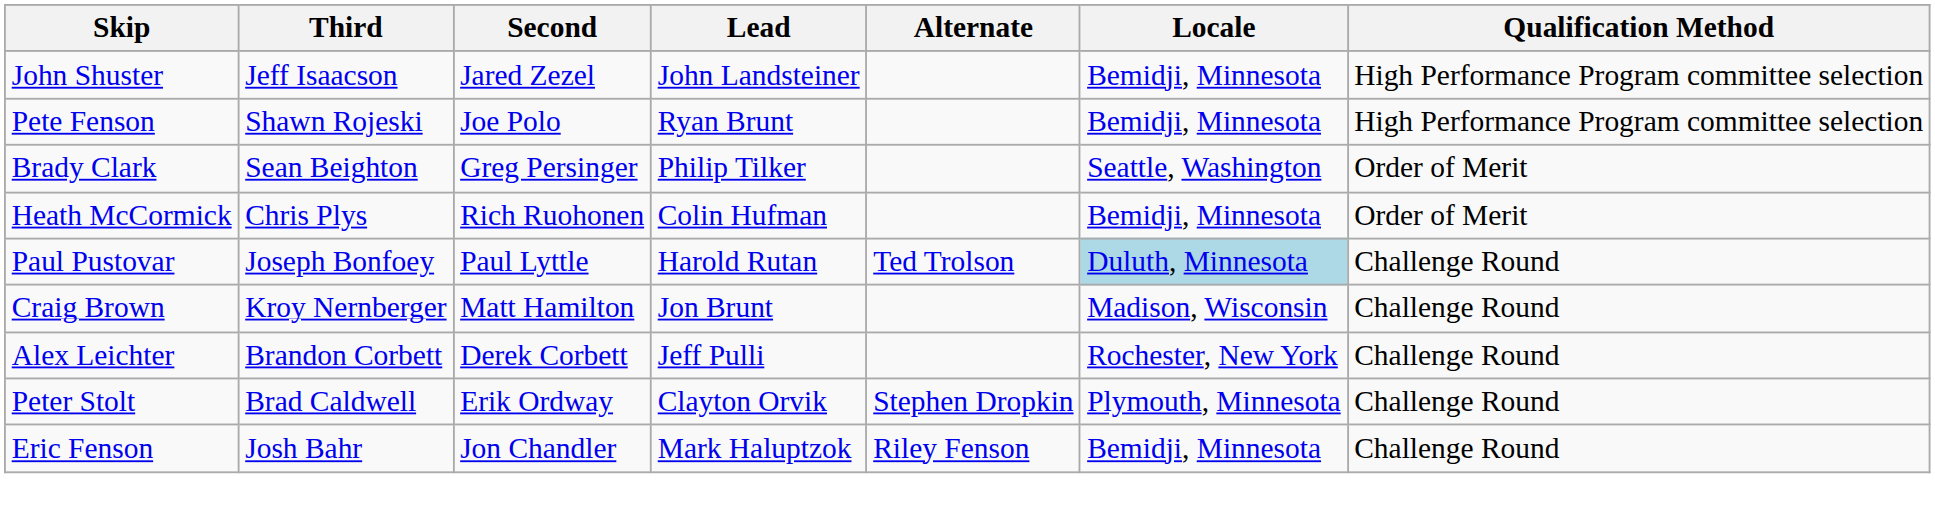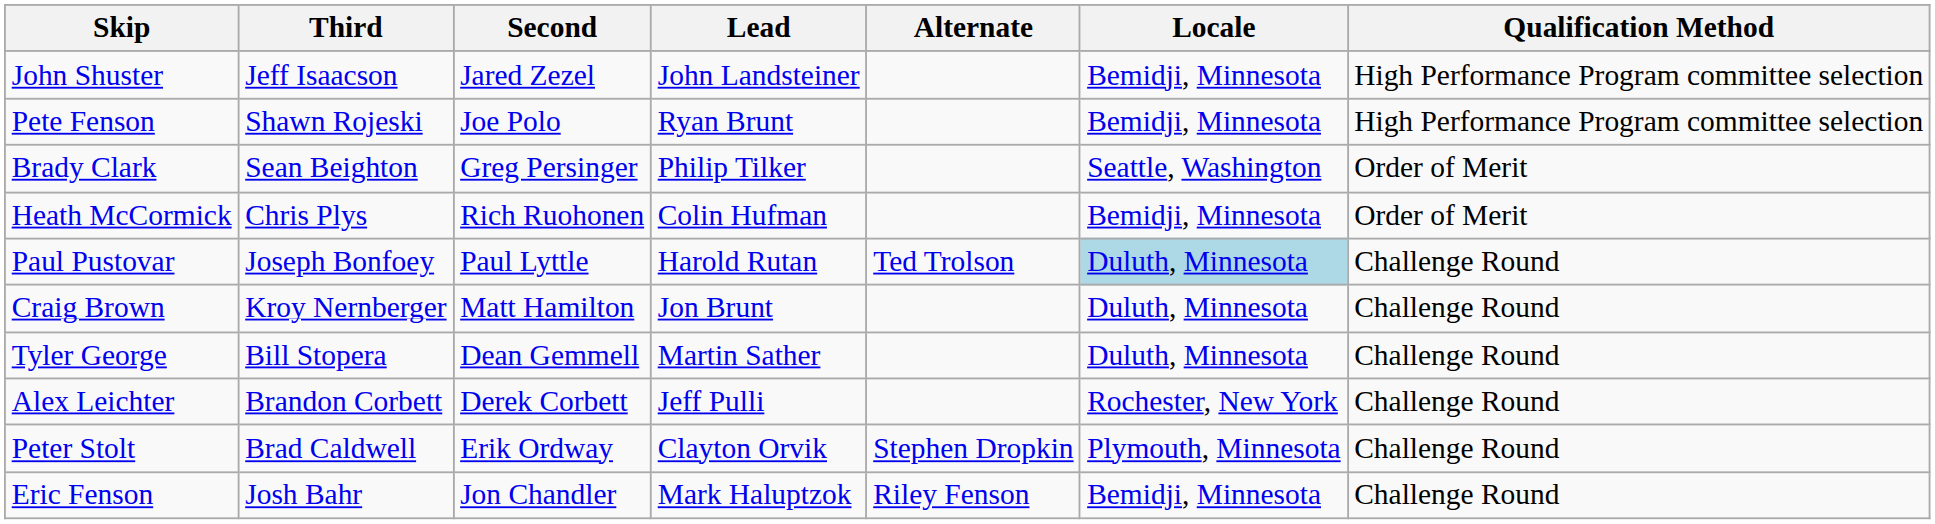(1207, 307) Madison, Wisconsin -> (1198, 307) Duluth, Minnesota
+ row: (89, 354)
